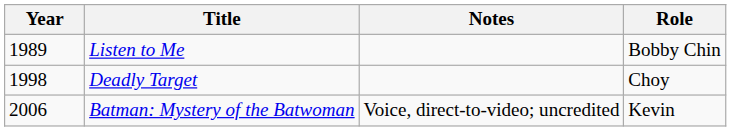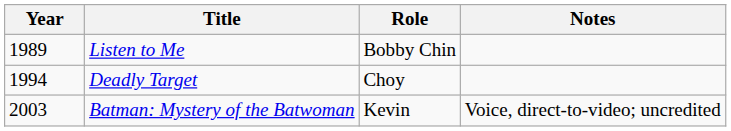columns swapped: (675, 19) <-> (491, 19)
(28, 79) 1998 -> (28, 79) 1994
(28, 110) 2006 -> (28, 110) 2003
